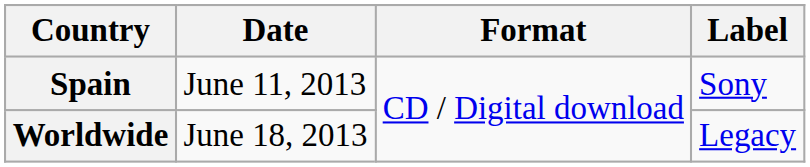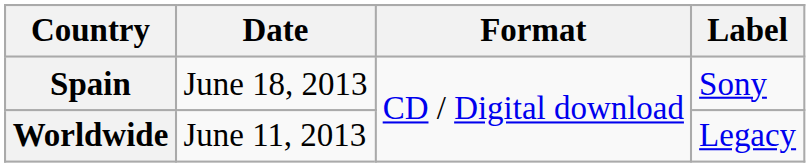(275, 82) June 11, 2013 -> (275, 82) June 18, 2013
(275, 135) June 18, 2013 -> (275, 135) June 11, 2013
